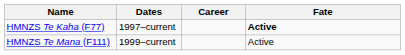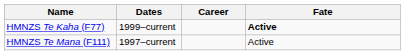(147, 27) 1997–current -> (147, 27) 1999–current
(147, 42) 1999–current -> (147, 42) 1997–current
